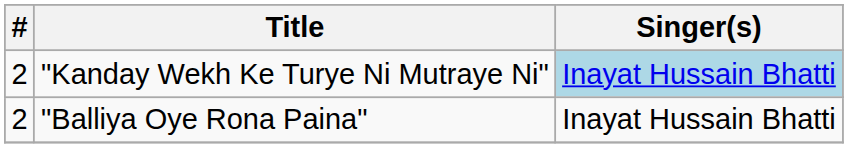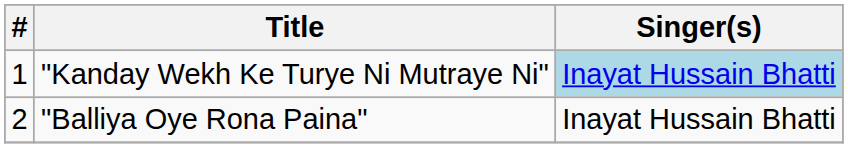(20, 73) 2 -> (20, 73) 1
